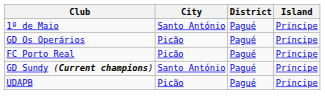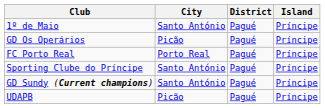(171, 54) Picão -> (184, 54) Porto Real
+ row: (75, 68)
